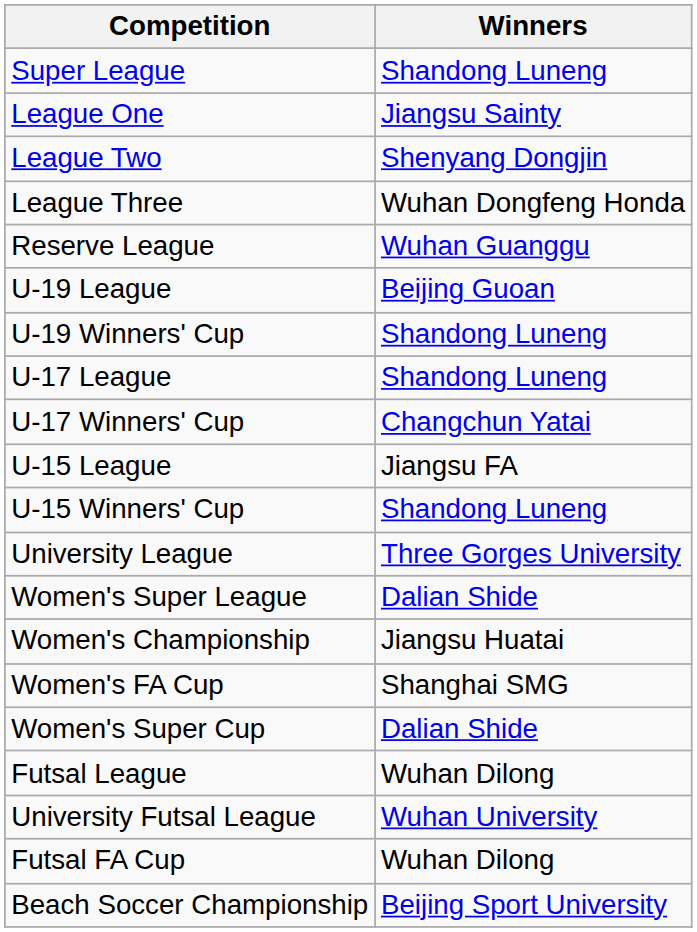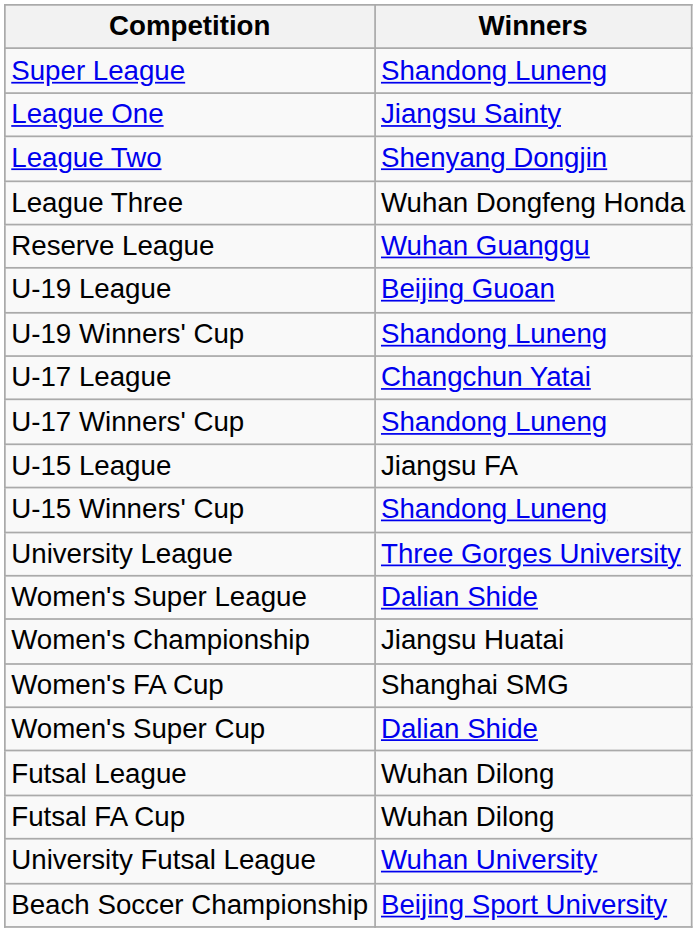(494, 377) Shandong Luneng -> (486, 377) Changchun Yatai
(486, 421) Changchun Yatai -> (494, 421) Shandong Luneng
rows swapped: (98, 860) <-> (164, 816)
